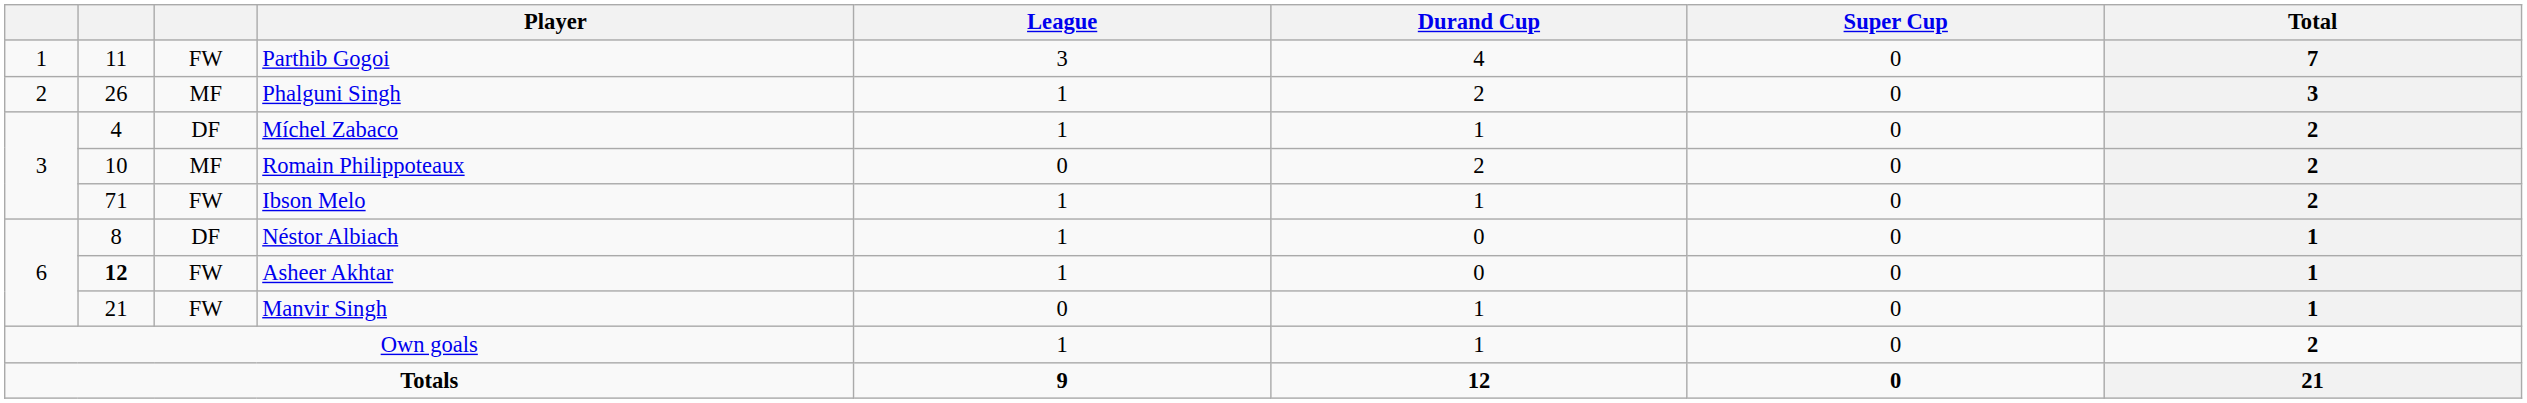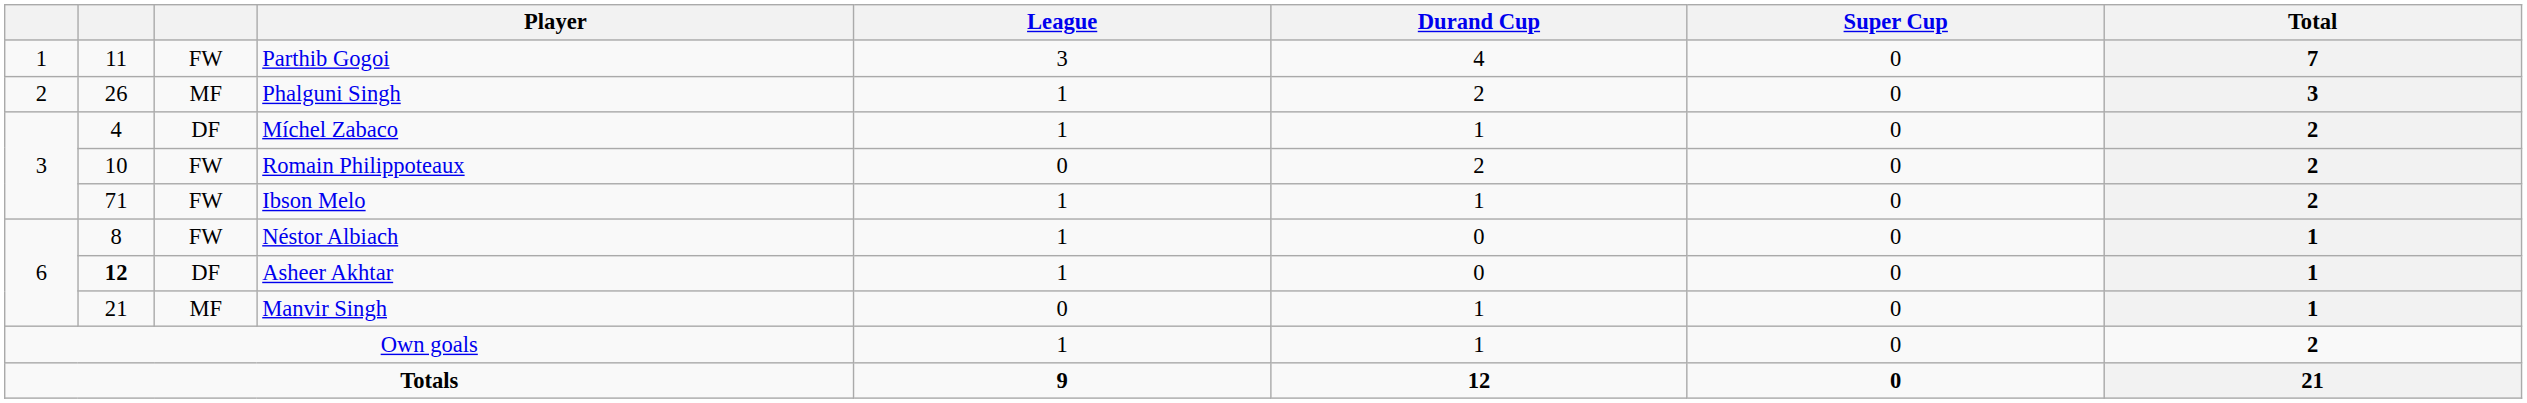(206, 165) MF -> (206, 165) FW
(206, 237) DF -> (206, 237) FW
(206, 272) FW -> (206, 272) DF
(206, 308) FW -> (206, 308) MF
